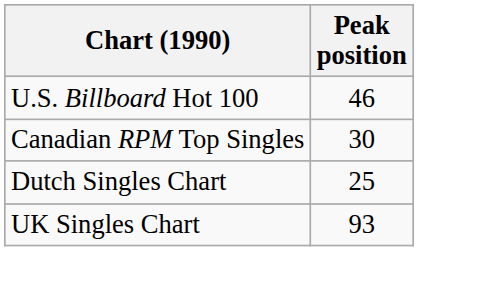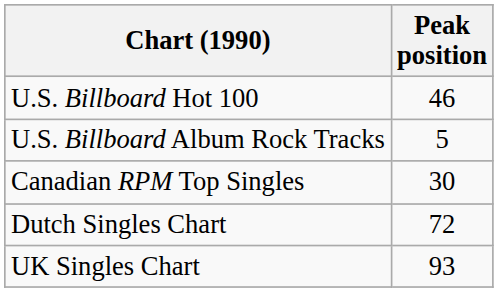+ row: (198, 139)
(362, 181) 25 -> (442, 223) 72
